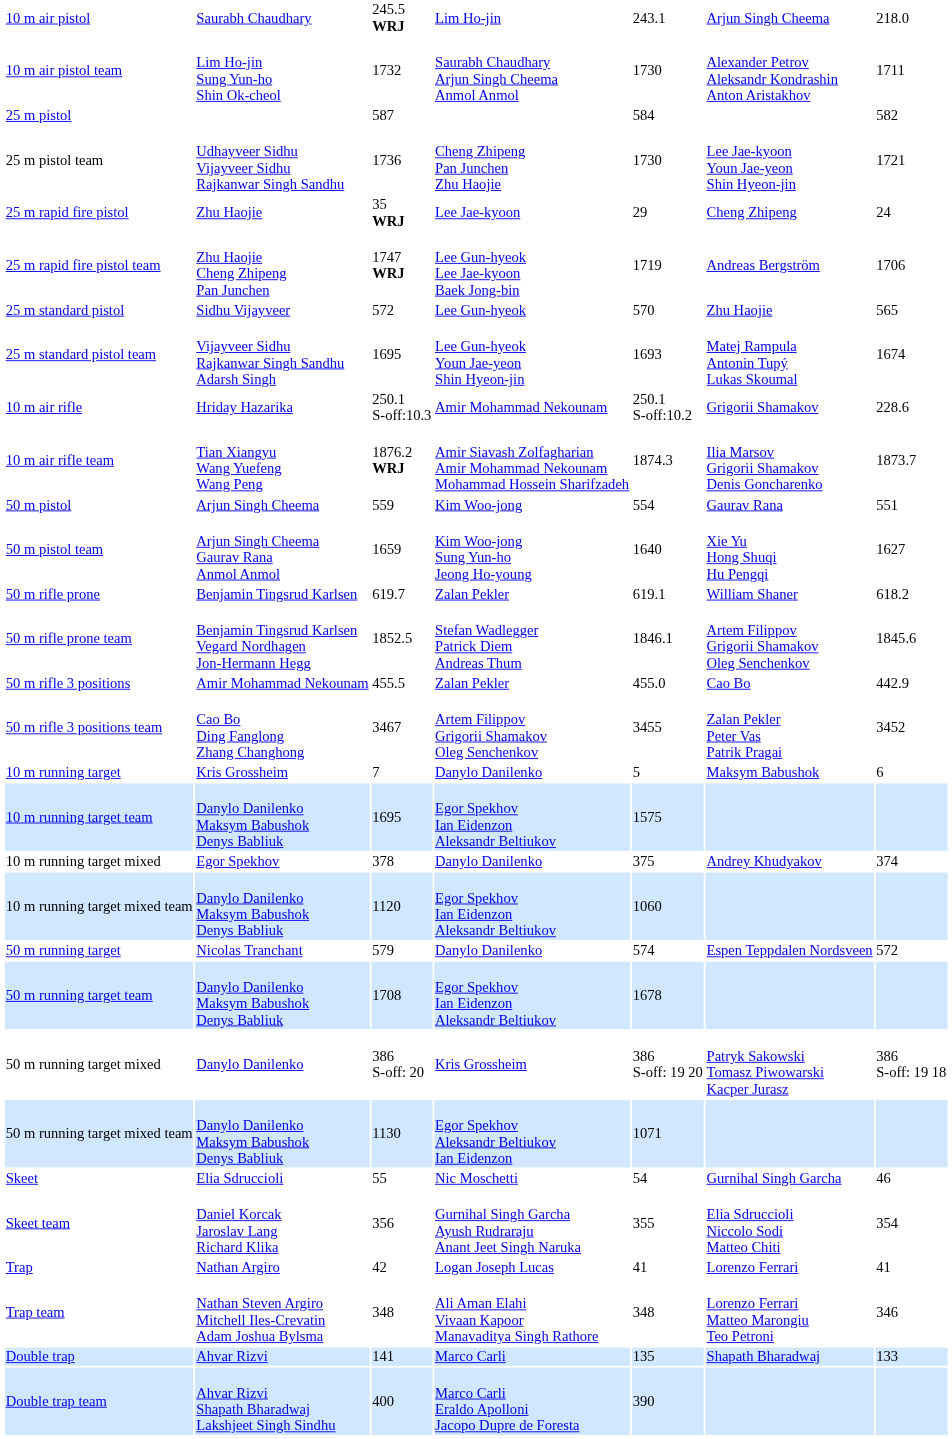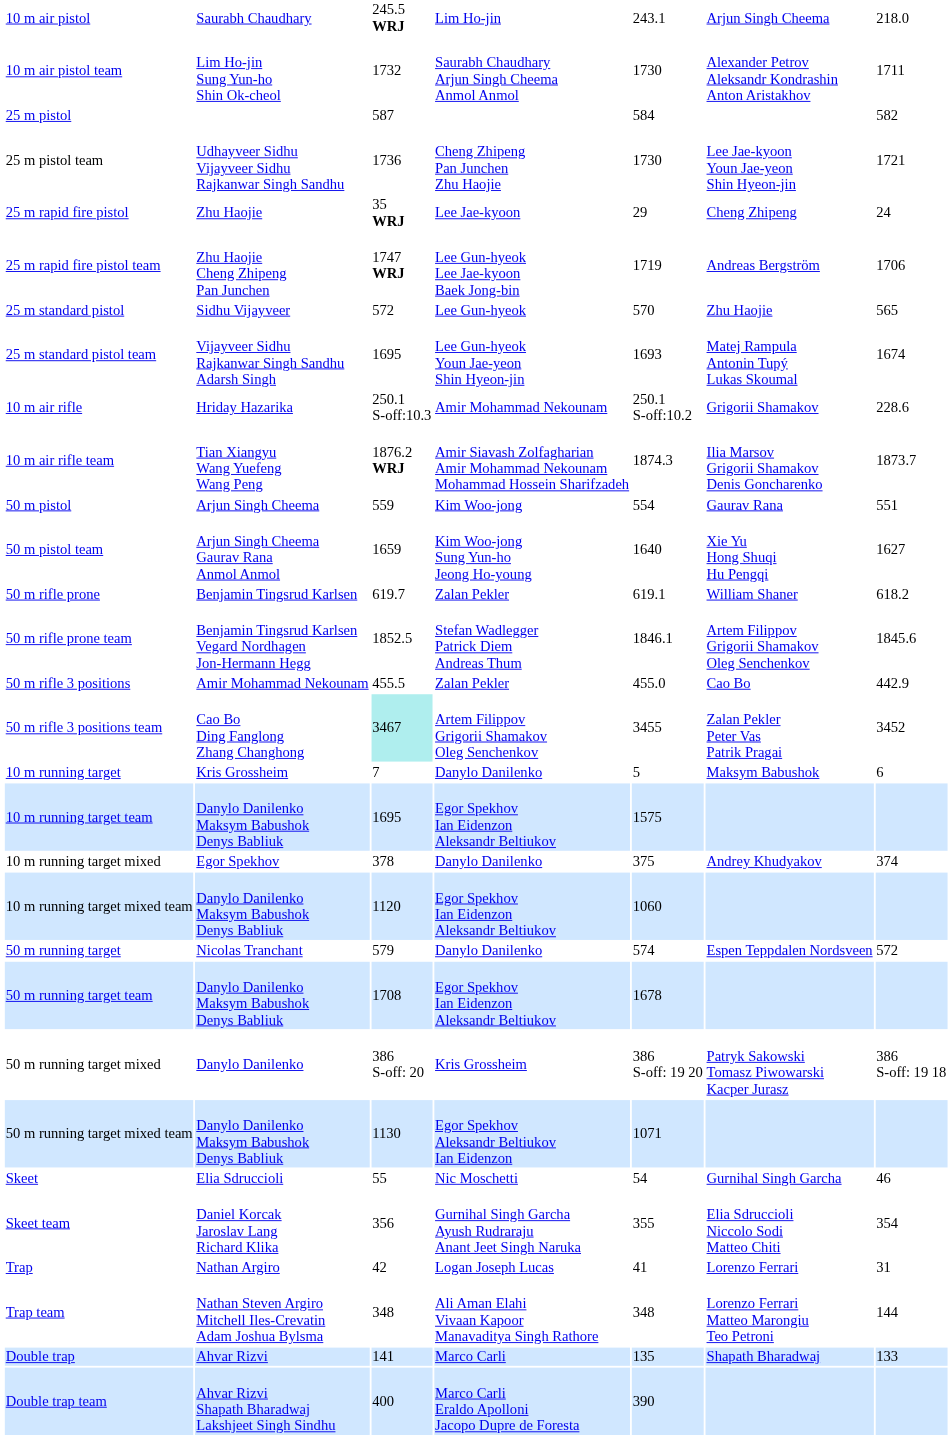(387, 727) no background -> (387, 727) paleturquoise background
(884, 1267) 41 -> (884, 1267) 31
(887, 1312) 346 -> (887, 1312) 144
